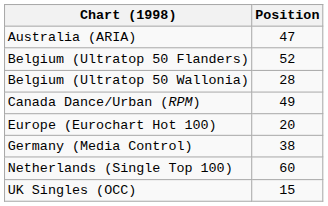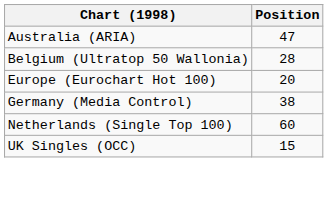- row: (128, 59)
- row: (104, 103)
